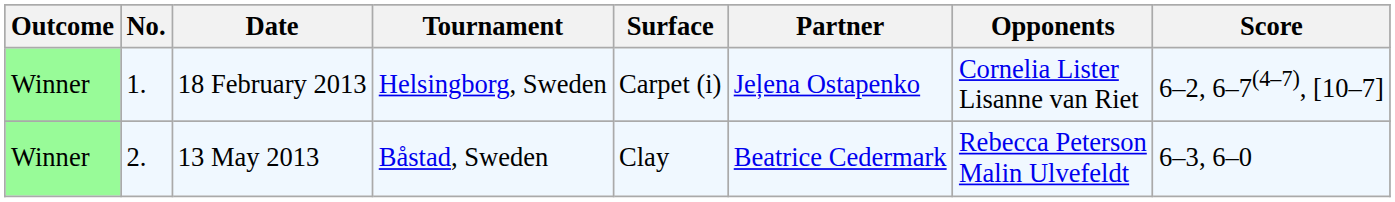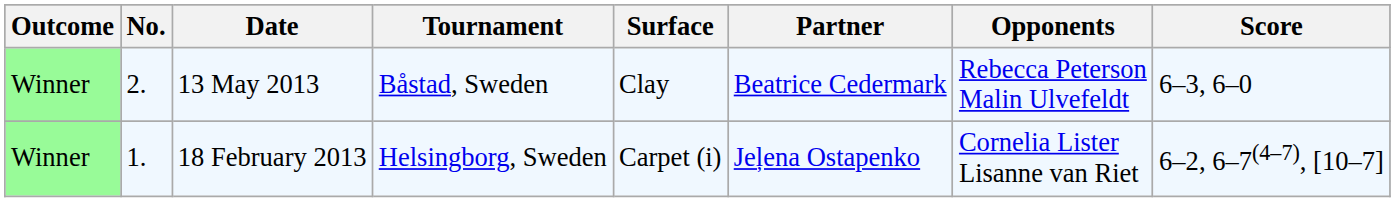rows swapped: (272, 84) <-> (249, 157)
